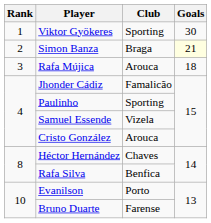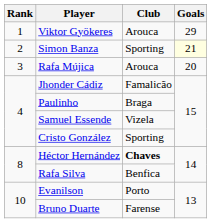(144, 31) Sporting -> (142, 31) Arouca
(191, 31) 30 -> (191, 31) 29
(139, 48) Braga -> (144, 48) Sporting
(191, 66) 18 -> (191, 66) 20
(144, 102) Sporting -> (139, 102) Braga
(142, 137) Arouca -> (144, 137) Sporting
(142, 155) normal -> (143, 155) bold
